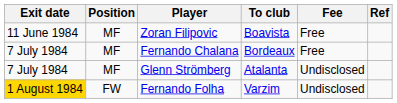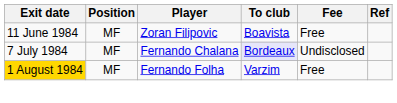(269, 51) no background -> (269, 51) lavender background
(312, 51) Free -> (332, 51) Undisclosed
- row: (186, 70)
(112, 88) FW -> (112, 70) MF
(332, 88) Undisclosed -> (312, 70) Free
